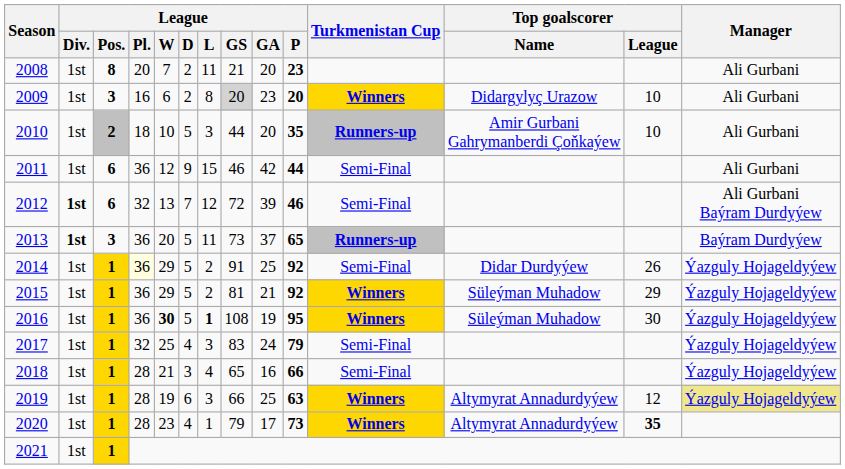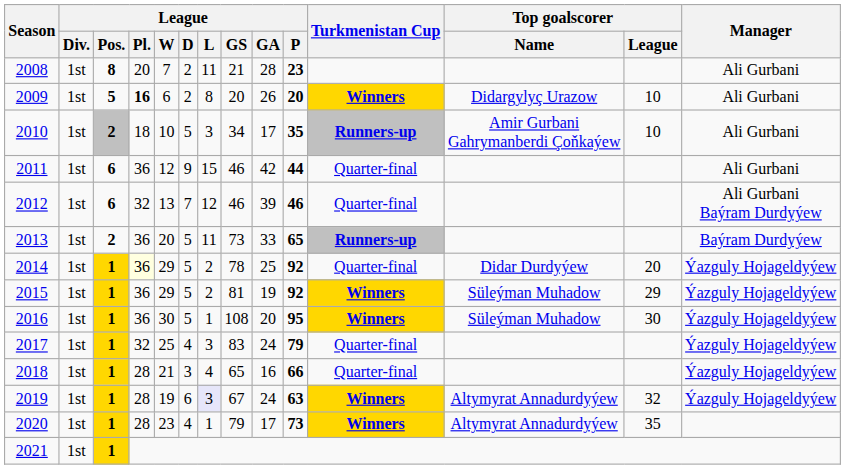(268, 70) 20 -> (268, 70) 28
(111, 97) 3 -> (111, 97) 5
(142, 97) normal -> (142, 97) bold
(237, 97) lightgrey background -> (237, 97) no background
(268, 97) 23 -> (268, 97) 26
(237, 132) 44 -> (237, 132) 34
(268, 132) 20 -> (268, 132) 17
(376, 168) Semi-Final -> (376, 168) Quarter-final
(76, 204) bold -> (76, 204) normal
(237, 204) 72 -> (237, 204) 46
(376, 204) Semi-Final -> (376, 204) Quarter-final
(76, 240) bold -> (76, 240) normal
(111, 240) 3 -> (111, 240) 2
(268, 240) 37 -> (268, 240) 33
(237, 266) 91 -> (237, 266) 78
(376, 266) Semi-Final -> (376, 266) Quarter-final
(653, 266) 26 -> (653, 266) 20
(268, 293) 21 -> (268, 293) 19
(167, 319) bold -> (167, 319) normal
(209, 319) bold -> (209, 319) normal
(268, 319) 19 -> (268, 319) 20
(376, 345) Semi-Final -> (376, 345) Quarter-final
(376, 372) Semi-Final -> (376, 372) Quarter-final
(209, 398) no background -> (209, 398) lavender background
(237, 398) 66 -> (237, 398) 67
(268, 398) 25 -> (268, 398) 24
(653, 398) 12 -> (653, 398) 32
(761, 398) khaki background -> (761, 398) no background
(653, 424) bold -> (653, 424) normal
